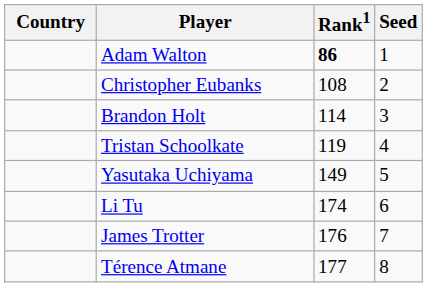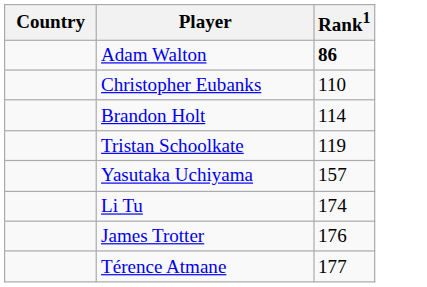- column: (398, 22)
(332, 85) 108 -> (332, 85) 110
(332, 175) 149 -> (332, 175) 157
